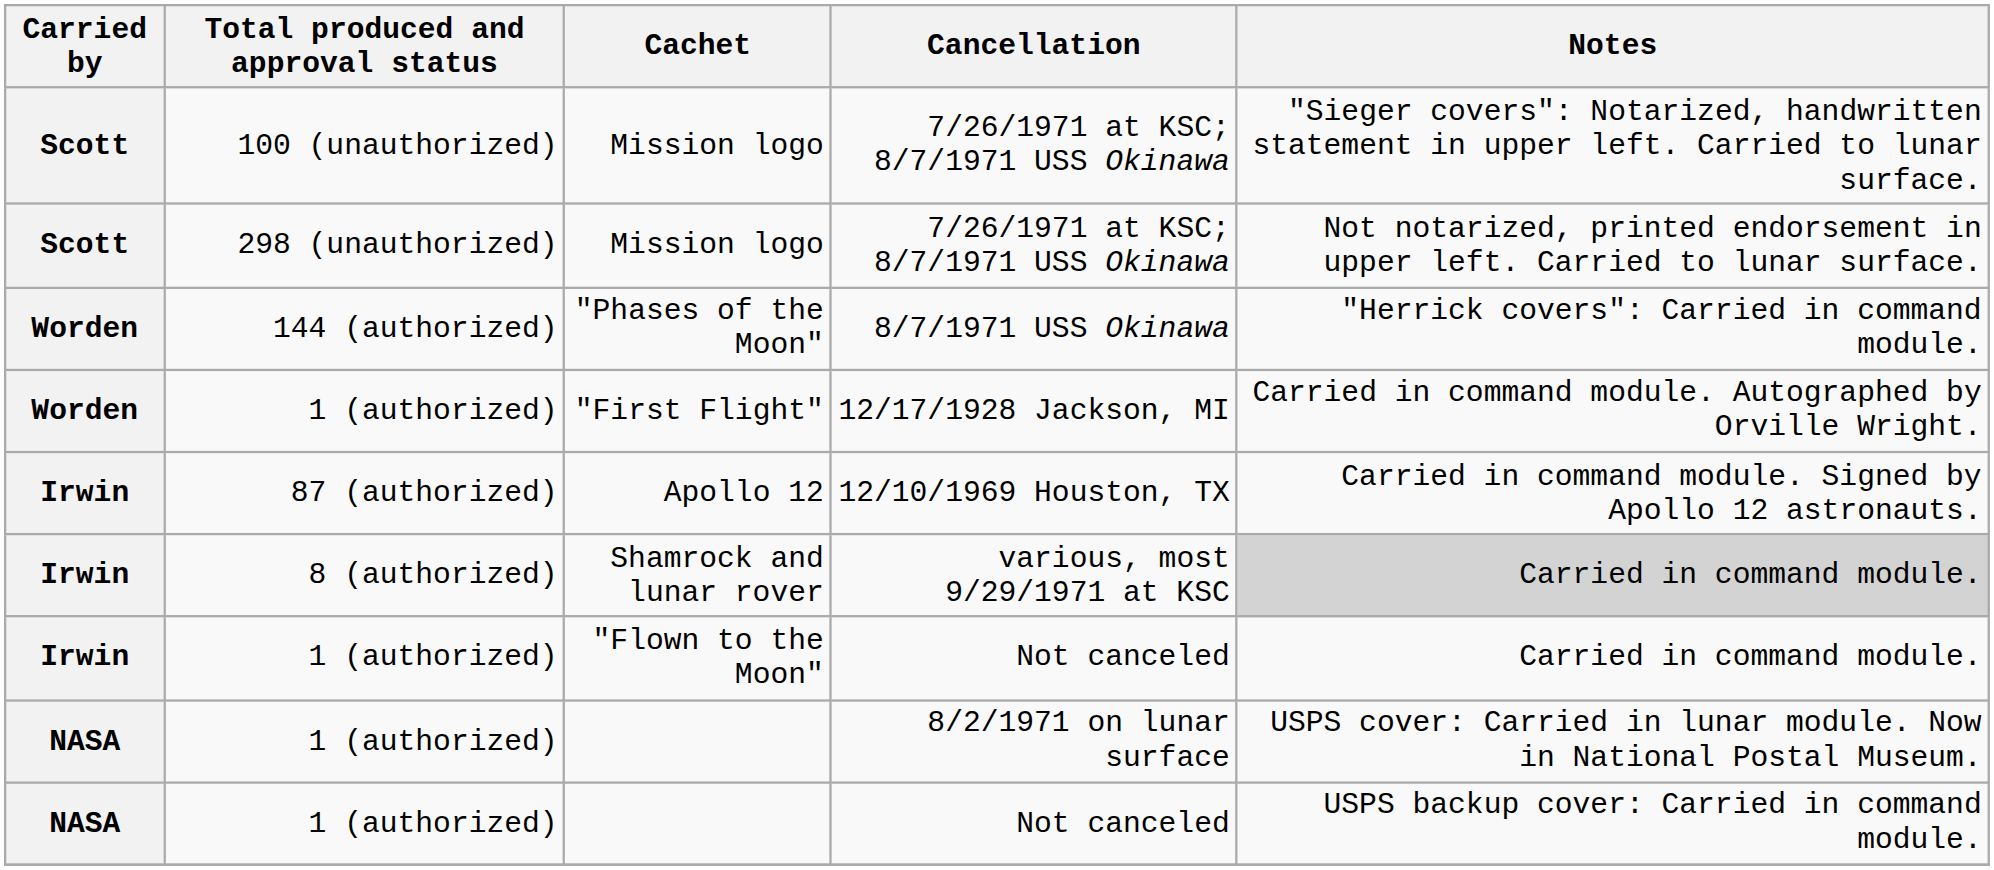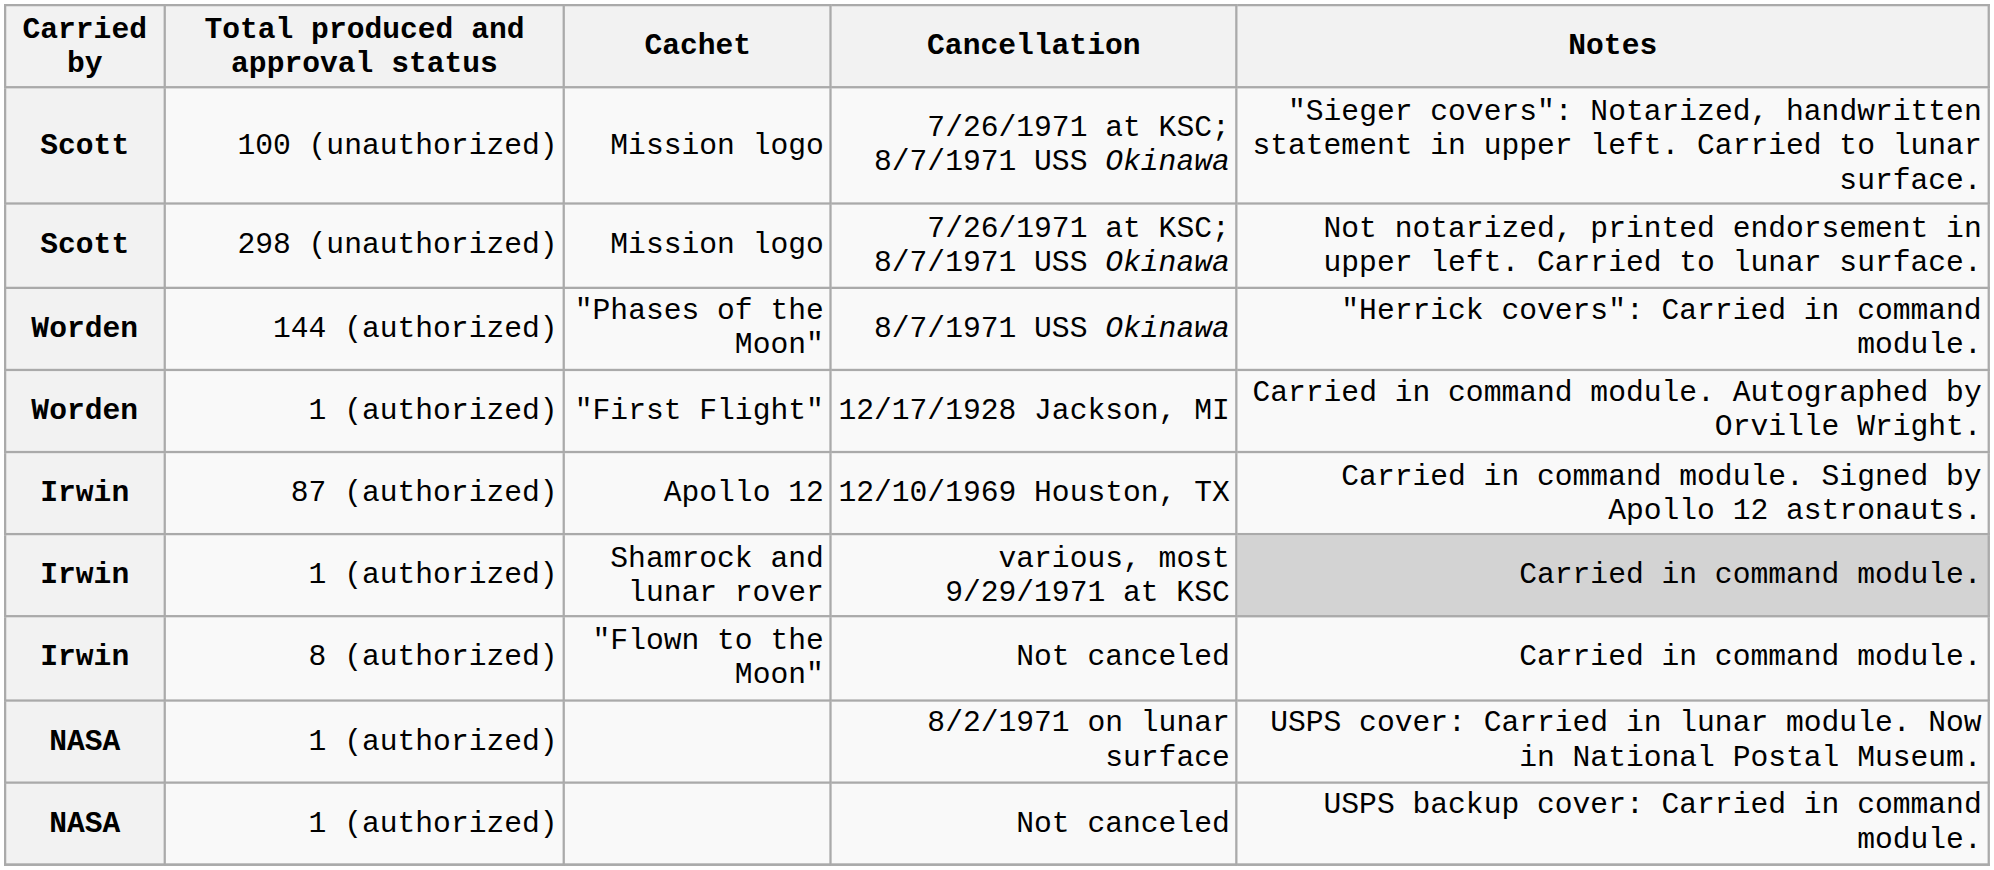(433, 576) 8 (authorized) -> (433, 576) 1 (authorized)
(433, 658) 1 (authorized) -> (433, 658) 8 (authorized)
